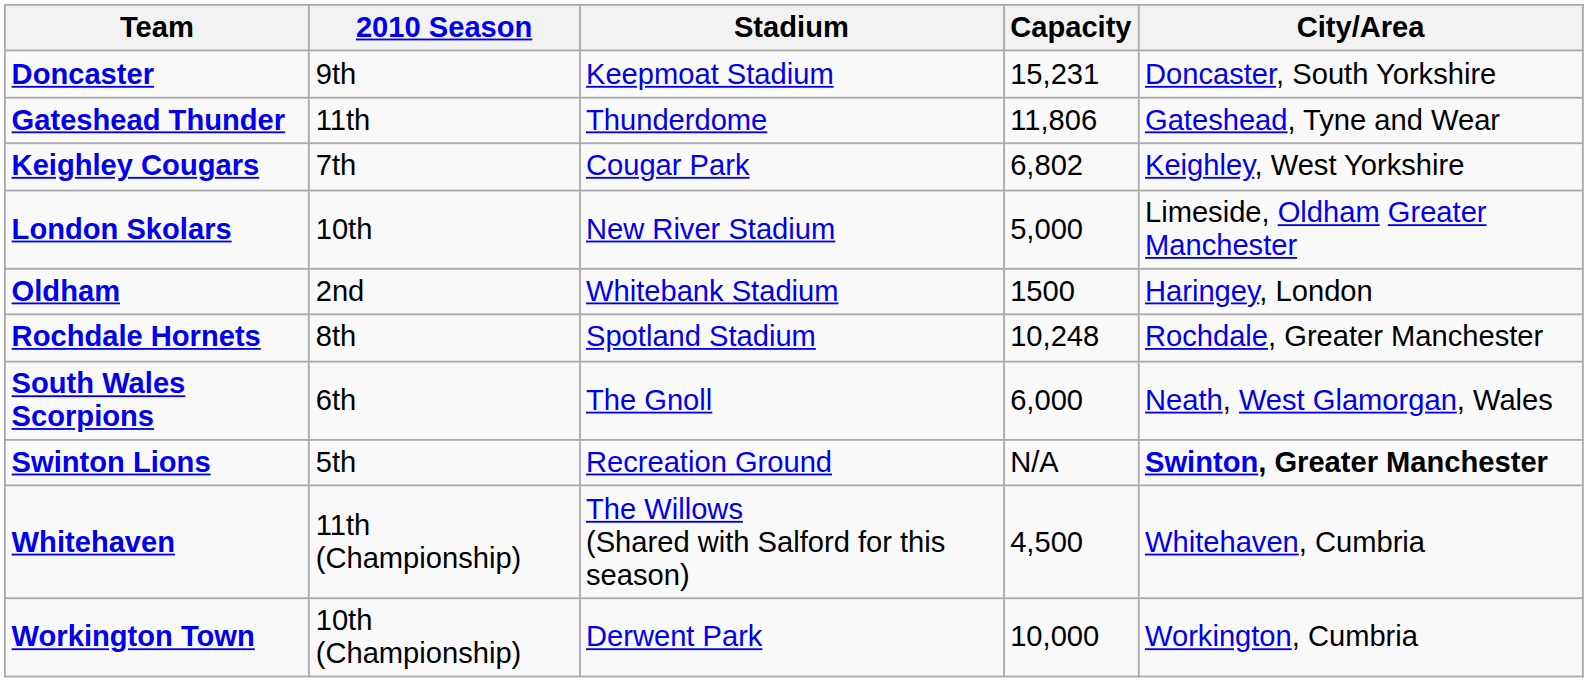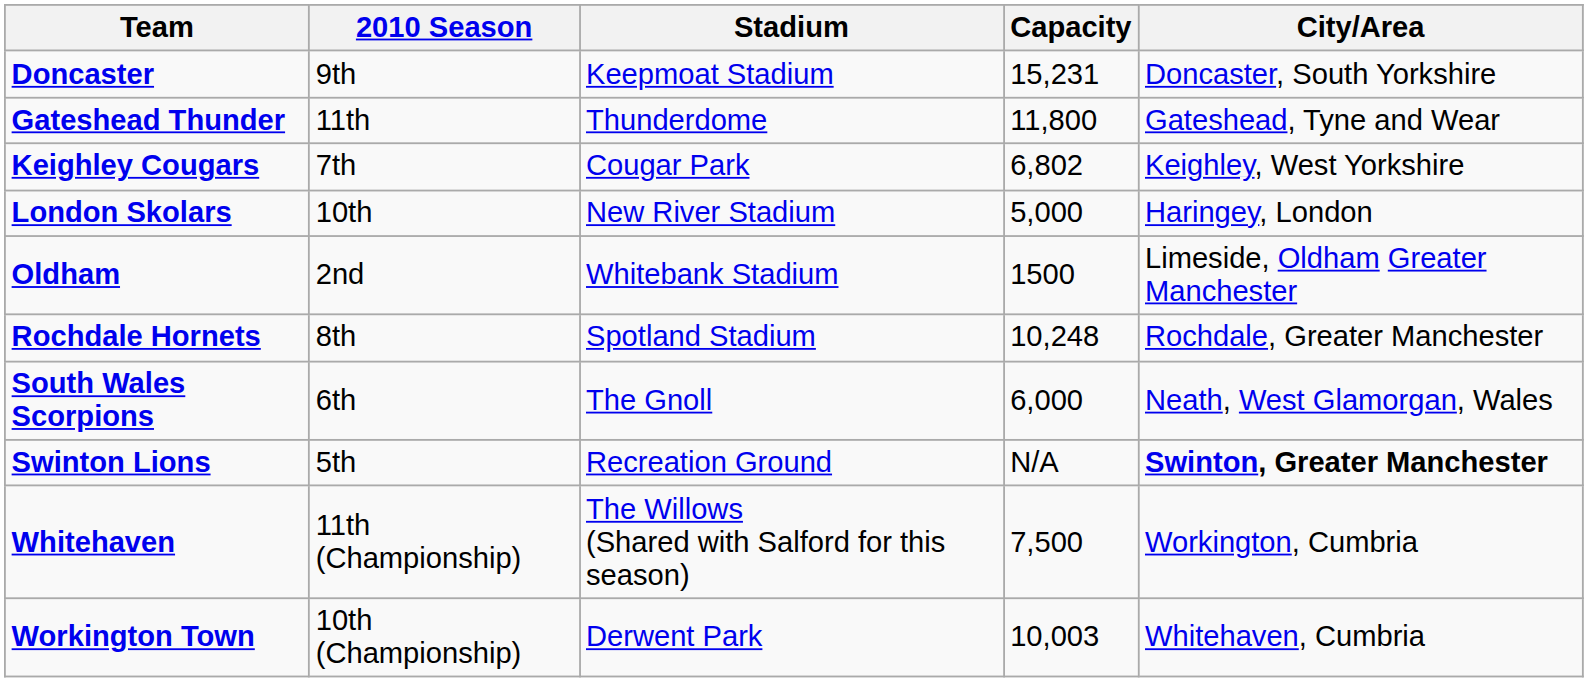(1054, 119) 11,806 -> (1054, 119) 11,800
(1316, 228) Limeside, Oldham Greater Manchester -> (1259, 212) Haringey, London
(1259, 291) Haringey, London -> (1316, 274) Limeside, Oldham Greater Manchester
(1047, 541) 4,500 -> (1047, 541) 7,500
(1285, 541) Whitehaven, Cumbria -> (1281, 541) Workington, Cumbria
(1055, 636) 10,000 -> (1055, 636) 10,003
(1281, 636) Workington, Cumbria -> (1285, 636) Whitehaven, Cumbria
